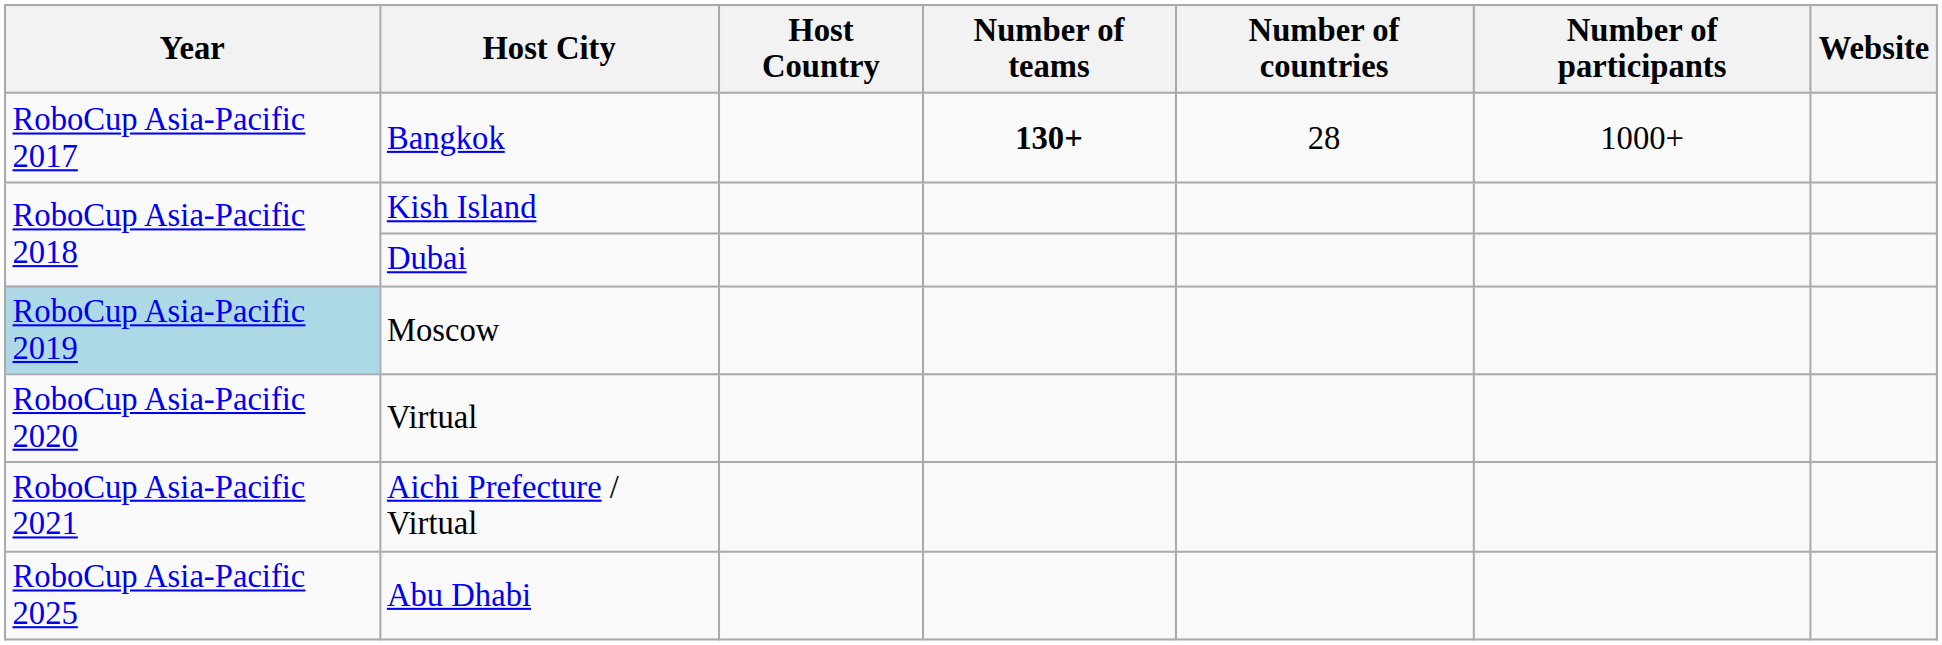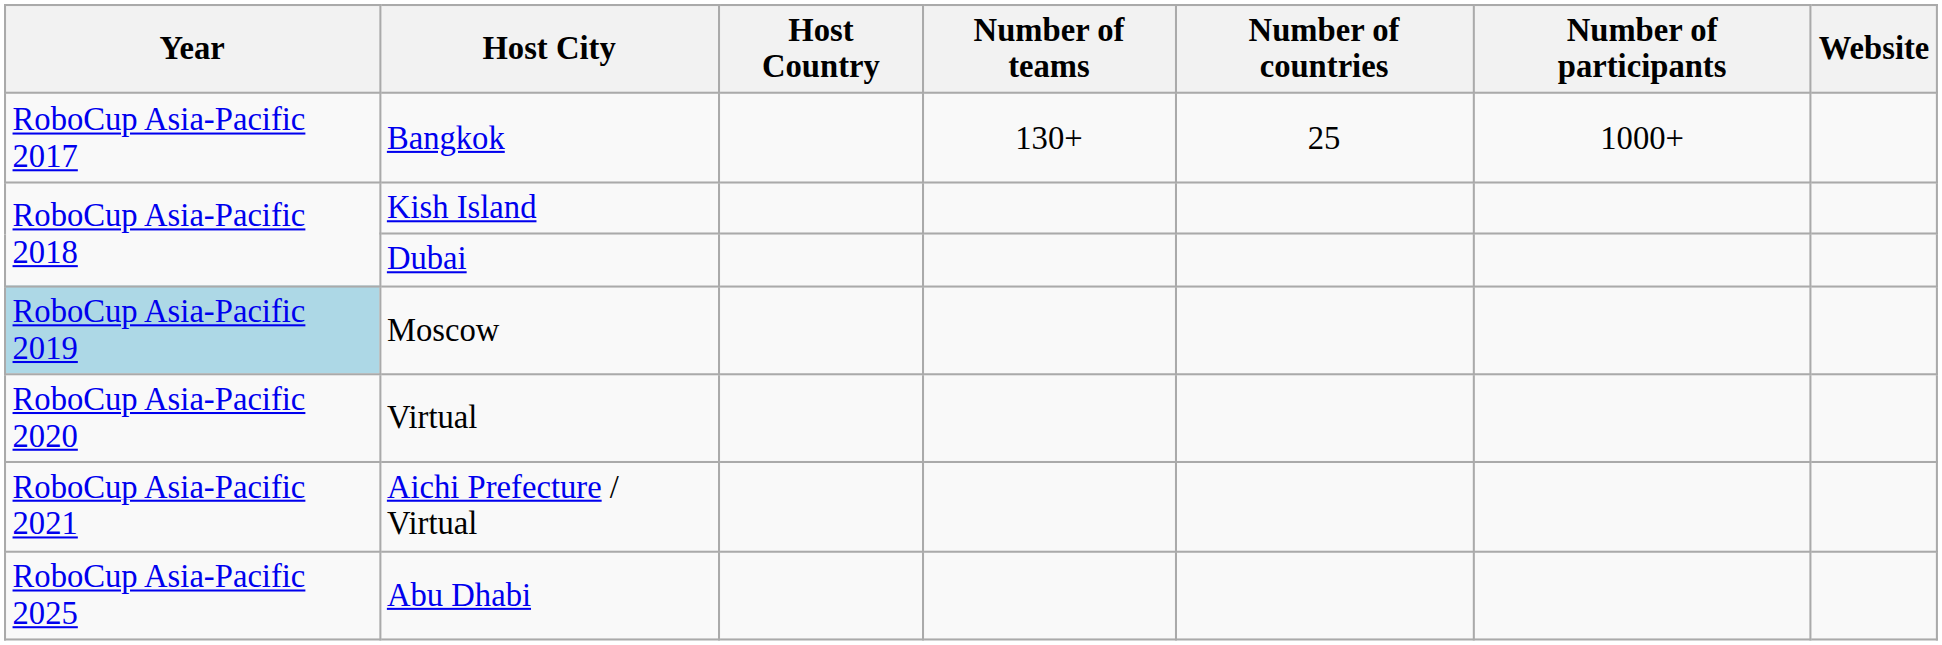(1049, 137) bold -> (1049, 137) normal
(1324, 137) 28 -> (1324, 137) 25
